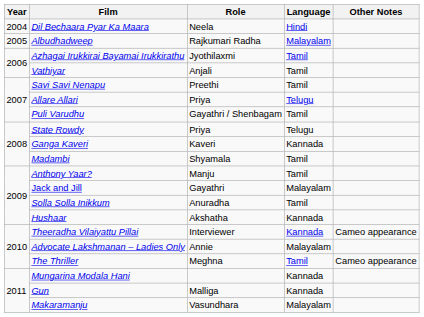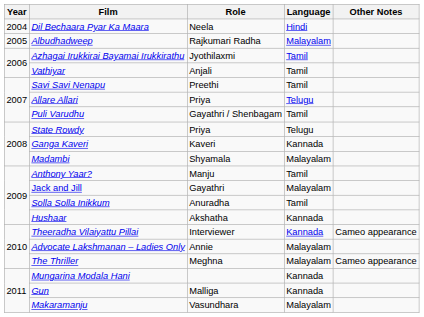(297, 159) Tamil -> (309, 159) Malayalam
(297, 261) Tamil -> (309, 261) Malayalam
